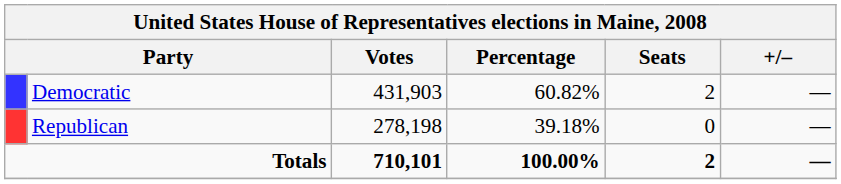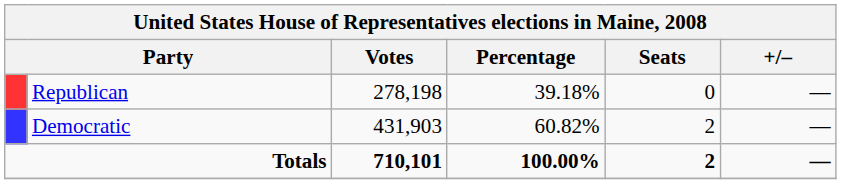rows swapped: (81, 91) <-> (80, 126)
